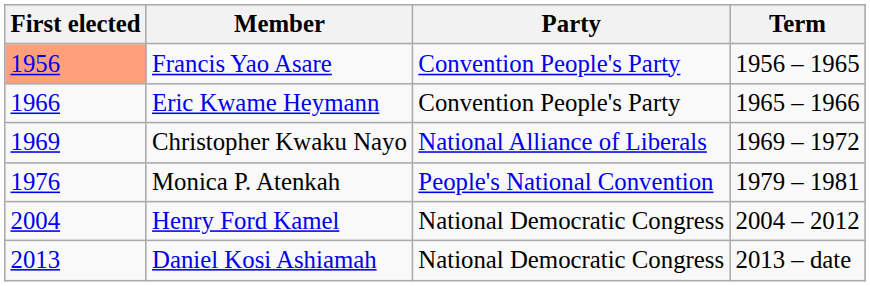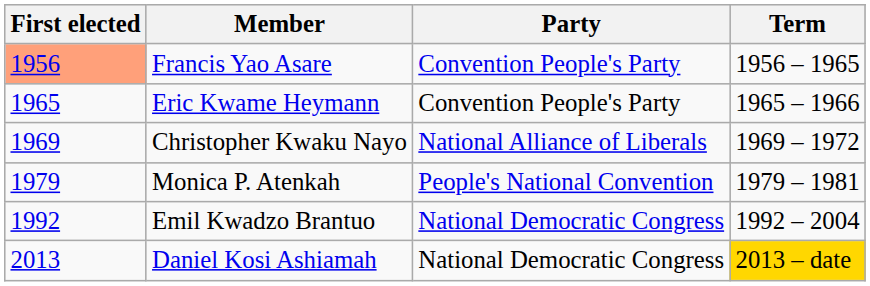(35, 102) 1966 -> (35, 102) 1965
(35, 181) 1976 -> (35, 181) 1979
+ row: (264, 220)
- row: (246, 220)
(793, 260) no background -> (793, 260) gold background
